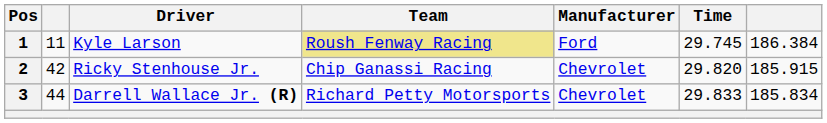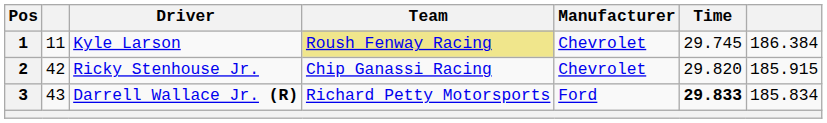(578, 44) Ford -> (602, 44) Chevrolet
(56, 97) 44 -> (56, 97) 43
(602, 97) Chevrolet -> (578, 97) Ford
(713, 97) normal -> (713, 97) bold
